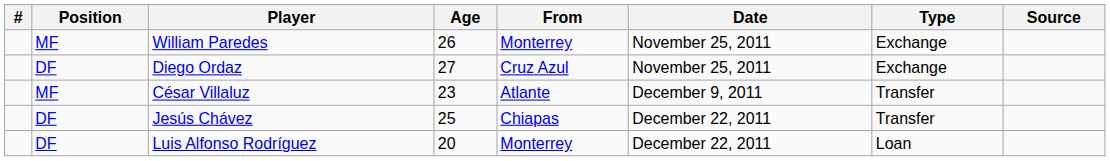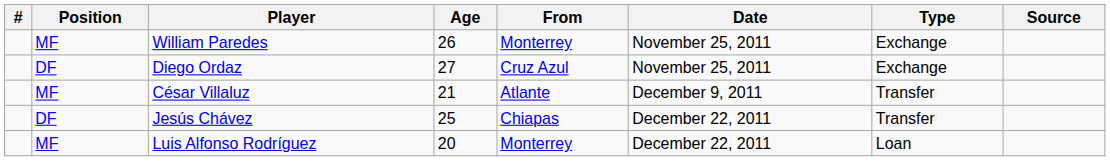(447, 93) 23 -> (447, 93) 21
(46, 144) DF -> (47, 144) MF
